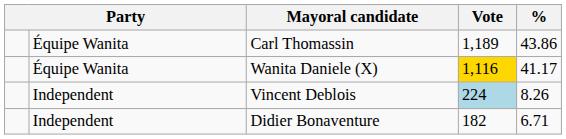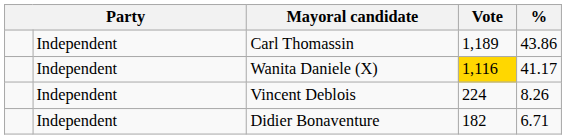(81, 43) Équipe Wanita -> (77, 43) Independent
(81, 69) Équipe Wanita -> (77, 69) Independent
(474, 95) lightblue background -> (474, 95) no background
